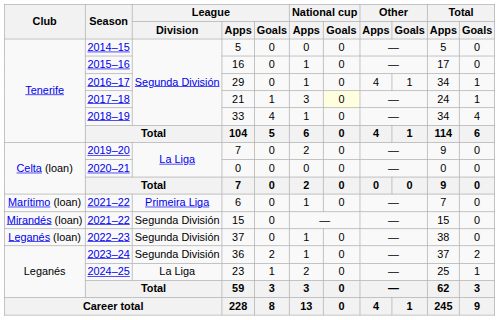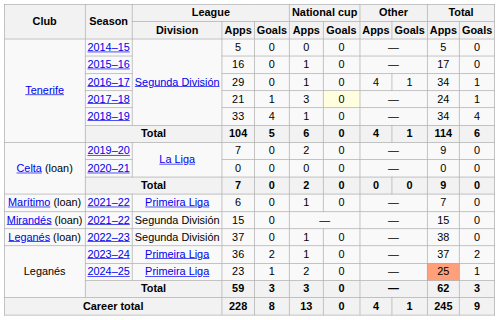(177, 254) Segunda División -> (177, 254) Primeira Liga
(177, 271) La Liga -> (177, 271) Primeira Liga
(443, 271) no background -> (443, 271) lightsalmon background
